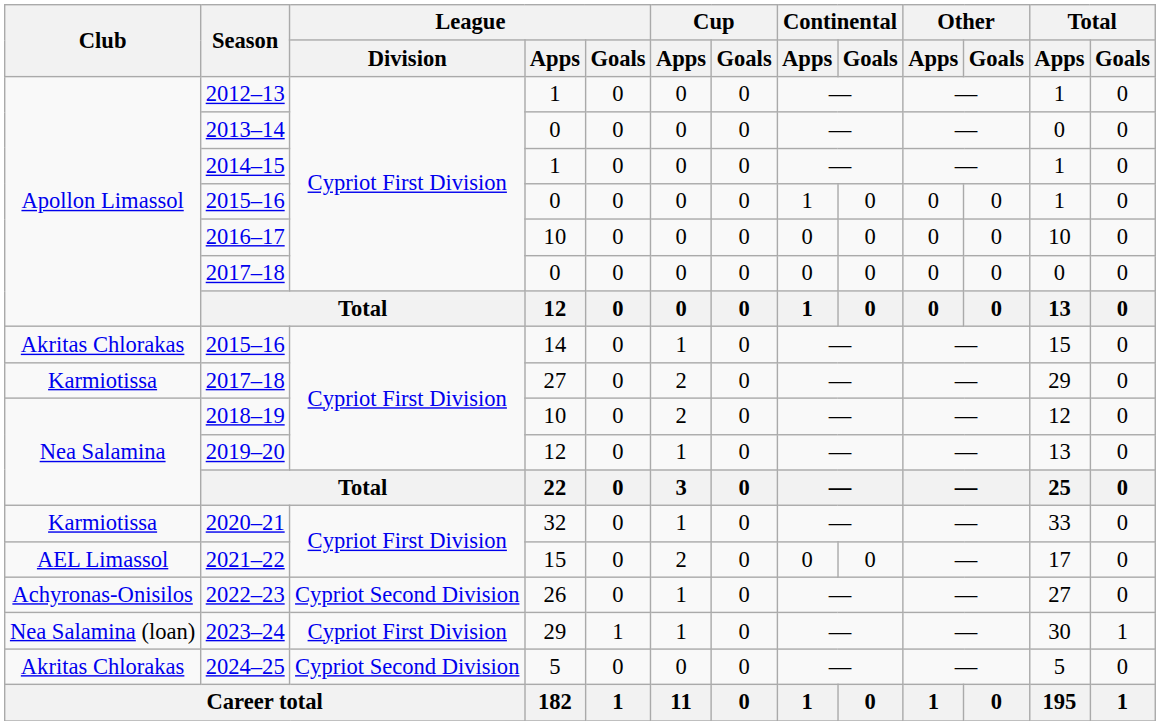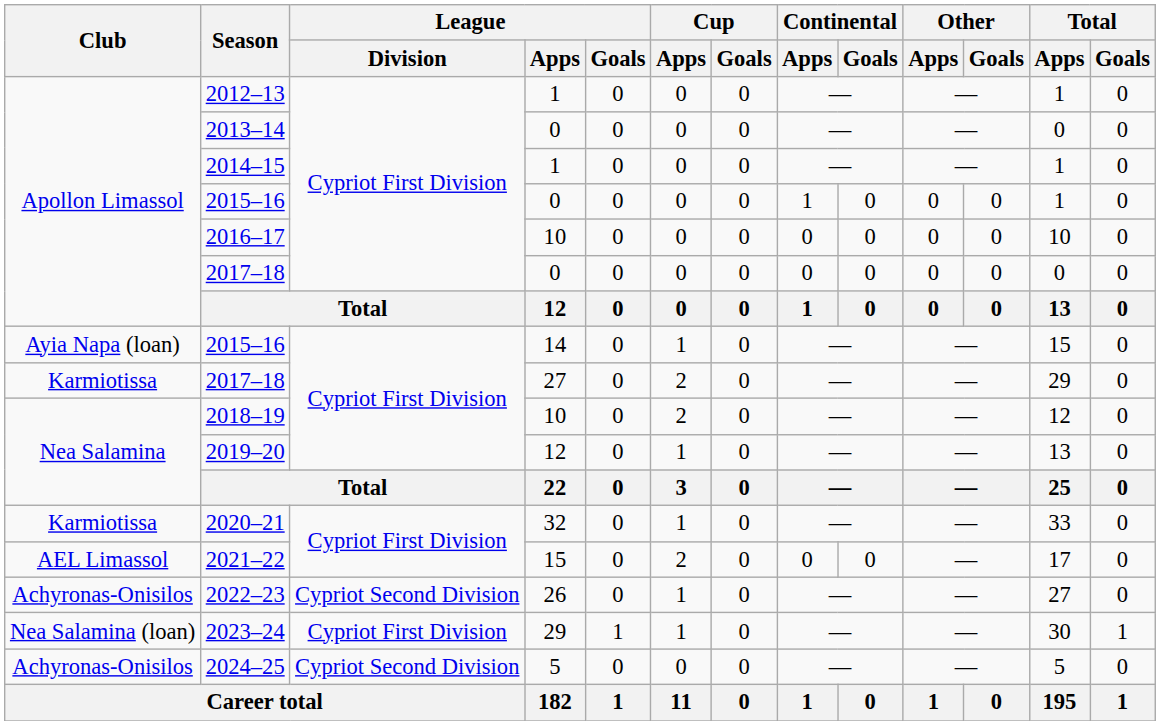(103, 344) Akritas Chlorakas -> (103, 344) Ayia Napa (loan)
(103, 666) Akritas Chlorakas -> (103, 666) Achyronas-Onisilos
